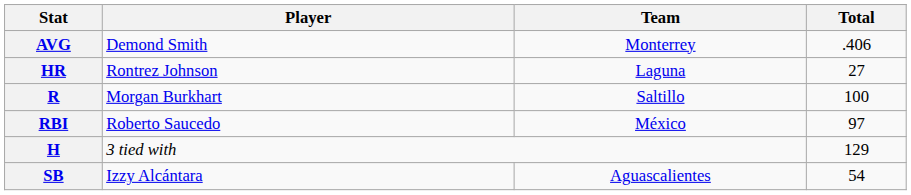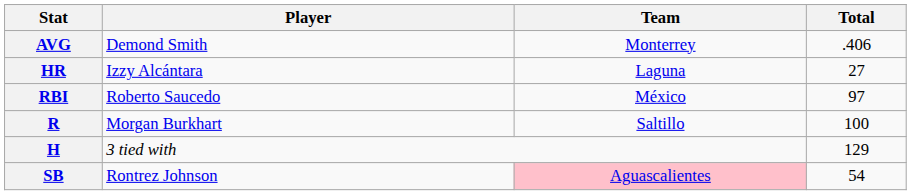(162, 70) Rontrez Johnson -> (154, 70) Izzy Alcántara
rows swapped: (53, 123) <-> (53, 96)
(154, 176) Izzy Alcántara -> (162, 176) Rontrez Johnson
(660, 176) no background -> (660, 176) pink background
